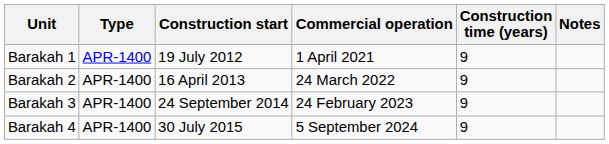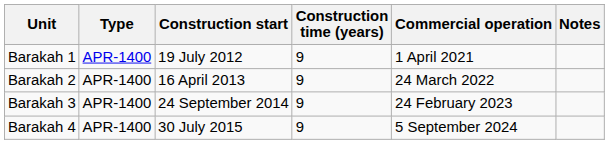columns swapped: (374, 24) <-> (506, 24)
